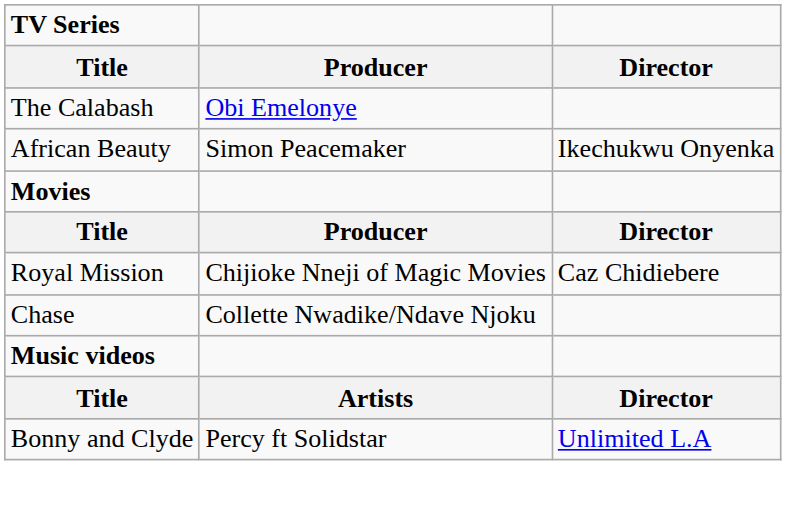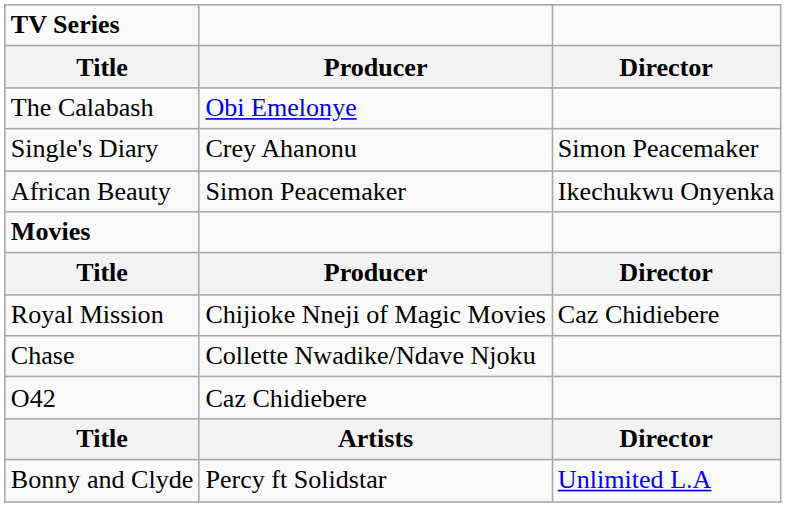+ row: (85, 149)
+ row: (33, 397)
- row: (83, 356)
